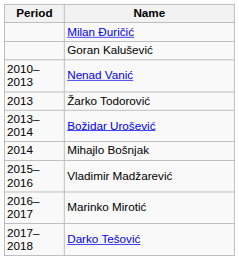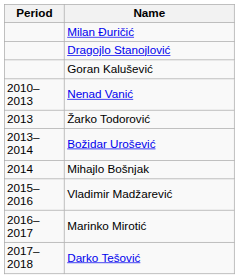+ row: (119, 50)
